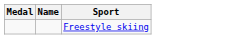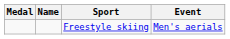+ column: (188, 12)
